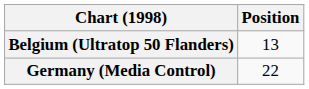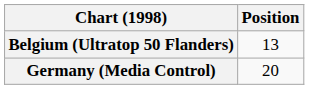(270, 71) 22 -> (270, 71) 20
